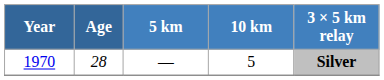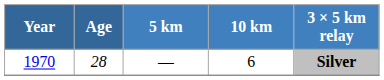(251, 62) 5 -> (251, 62) 6
